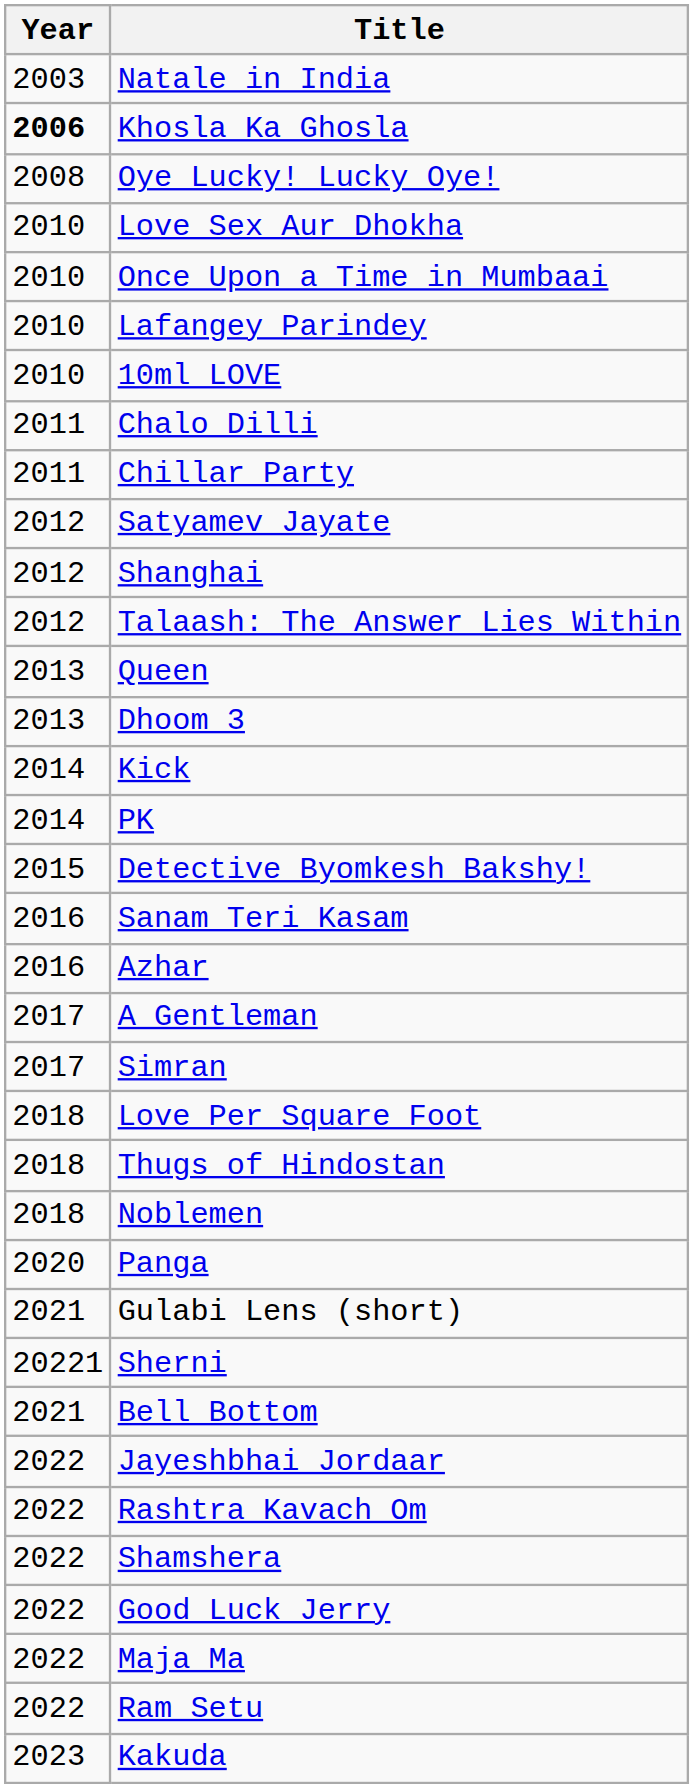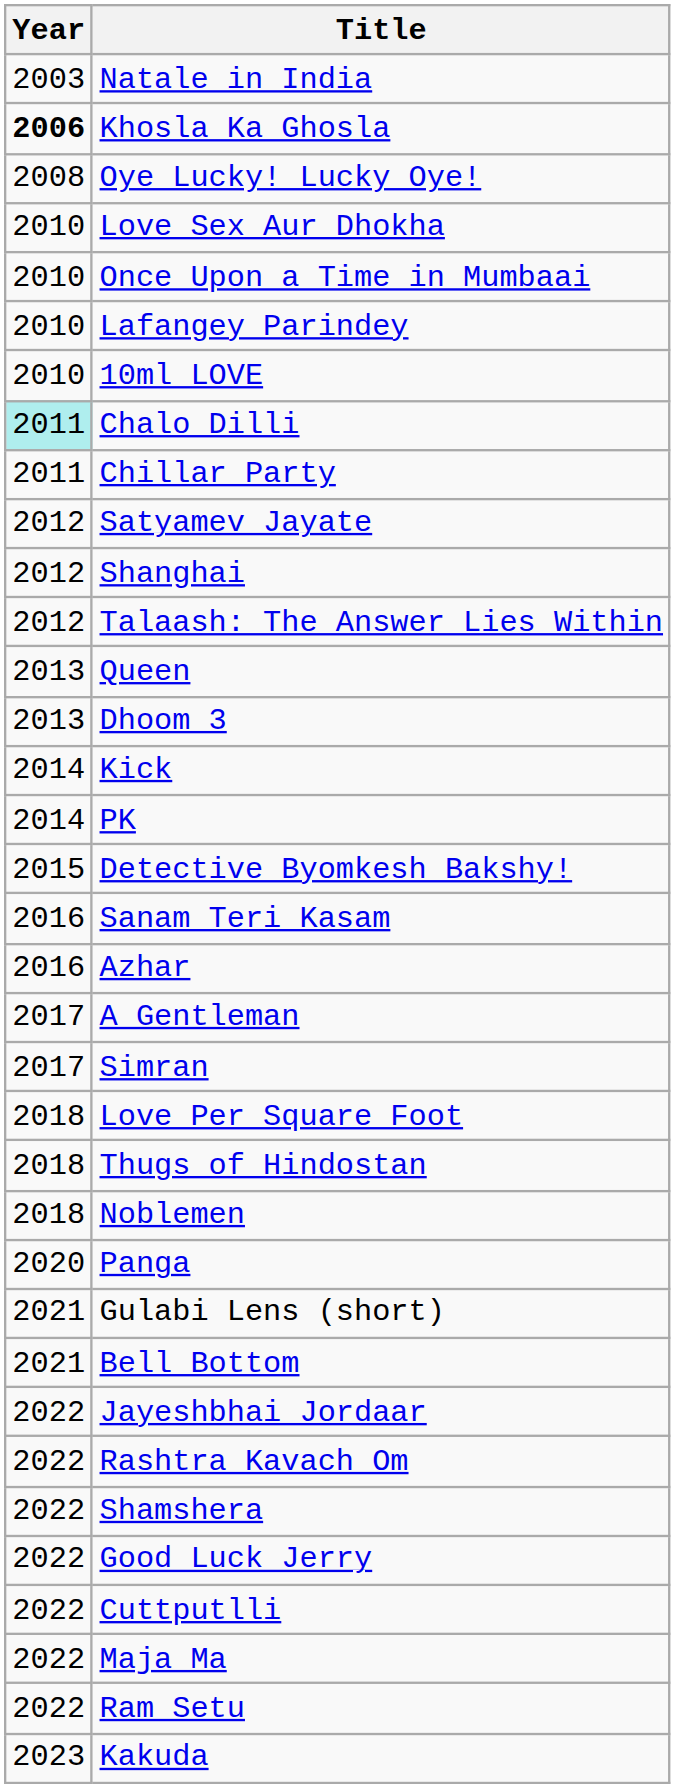(49, 425) no background -> (49, 425) paleturquoise background
- row: (172, 1363)
+ row: (190, 1610)
